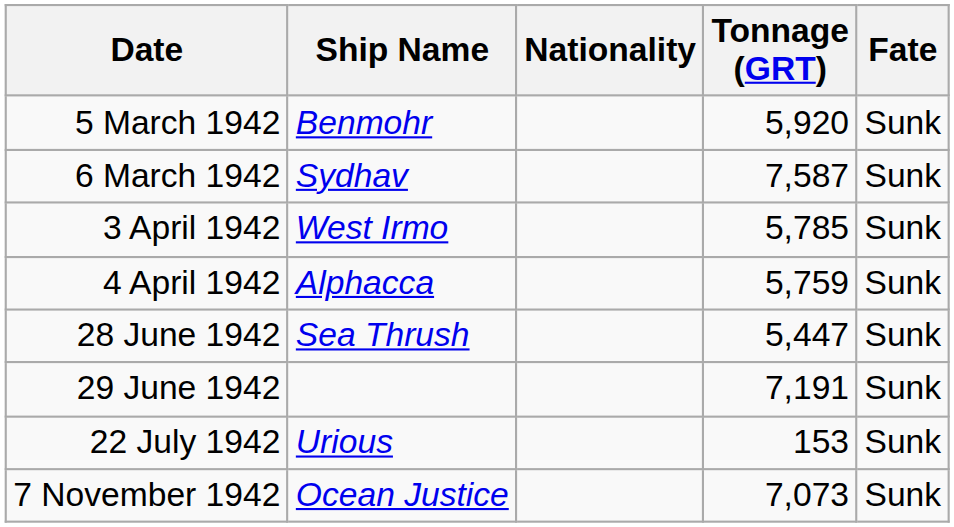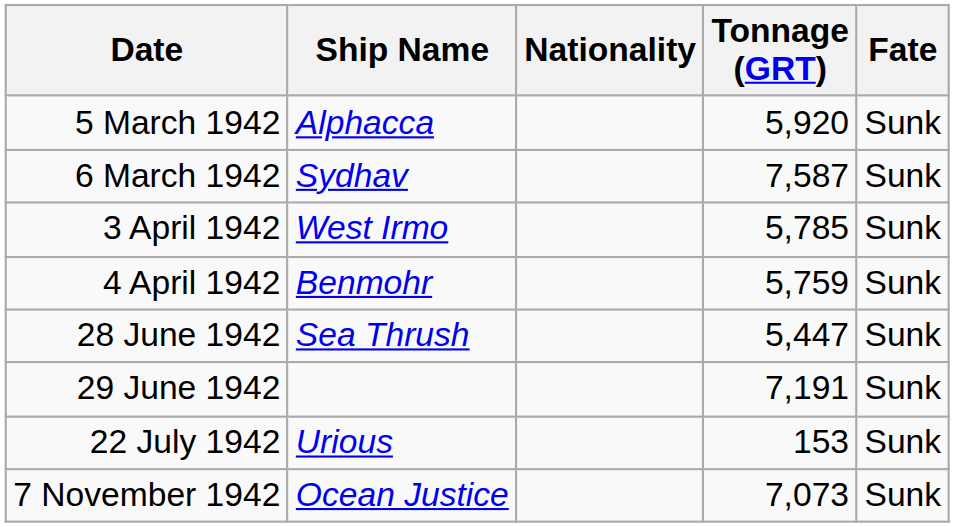(364, 122) Benmohr -> (365, 122) Alphacca
(365, 282) Alphacca -> (364, 282) Benmohr
